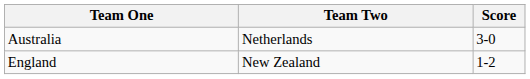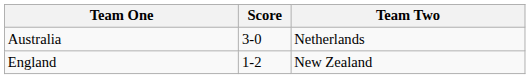columns swapped: (356, 16) <-> (499, 16)
